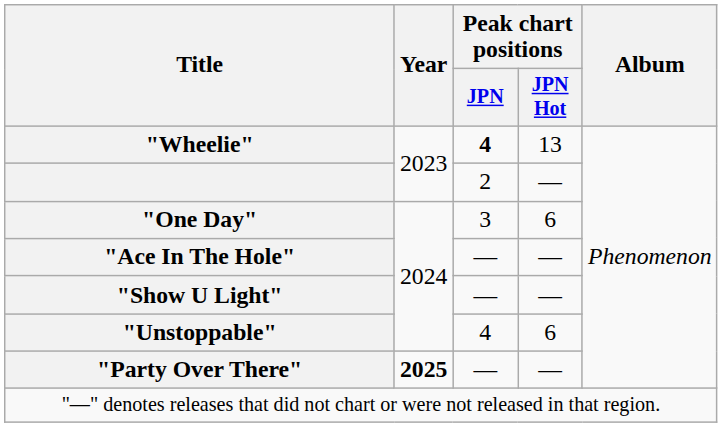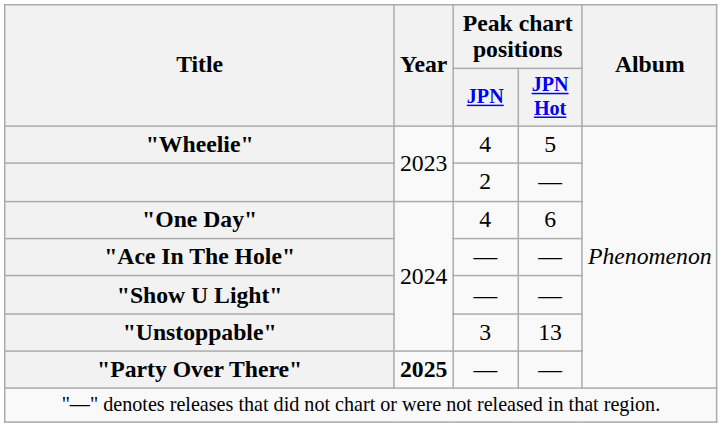(485, 144) bold -> (485, 144) normal
(550, 144) 13 -> (550, 144) 5
(485, 219) 3 -> (485, 219) 4
(485, 332) 4 -> (485, 332) 3
(550, 332) 6 -> (550, 332) 13
